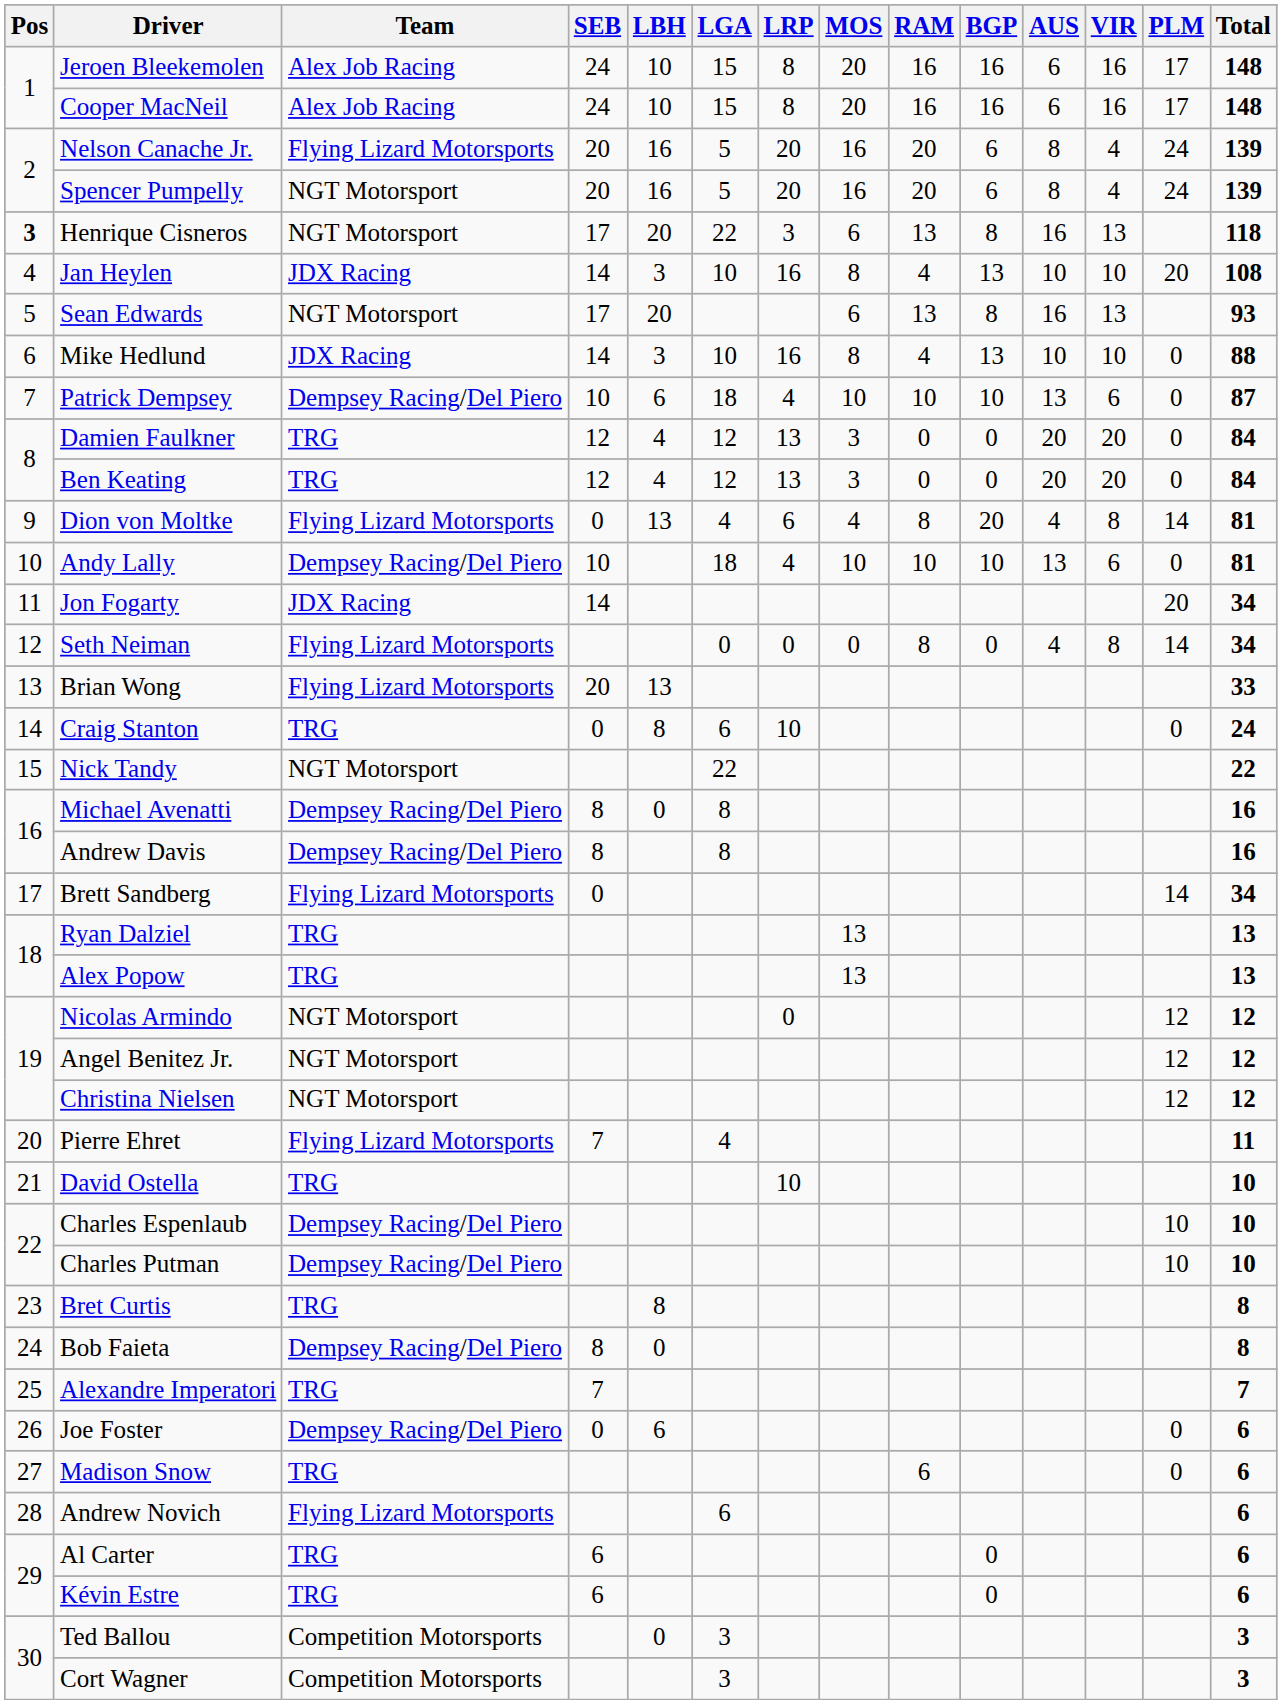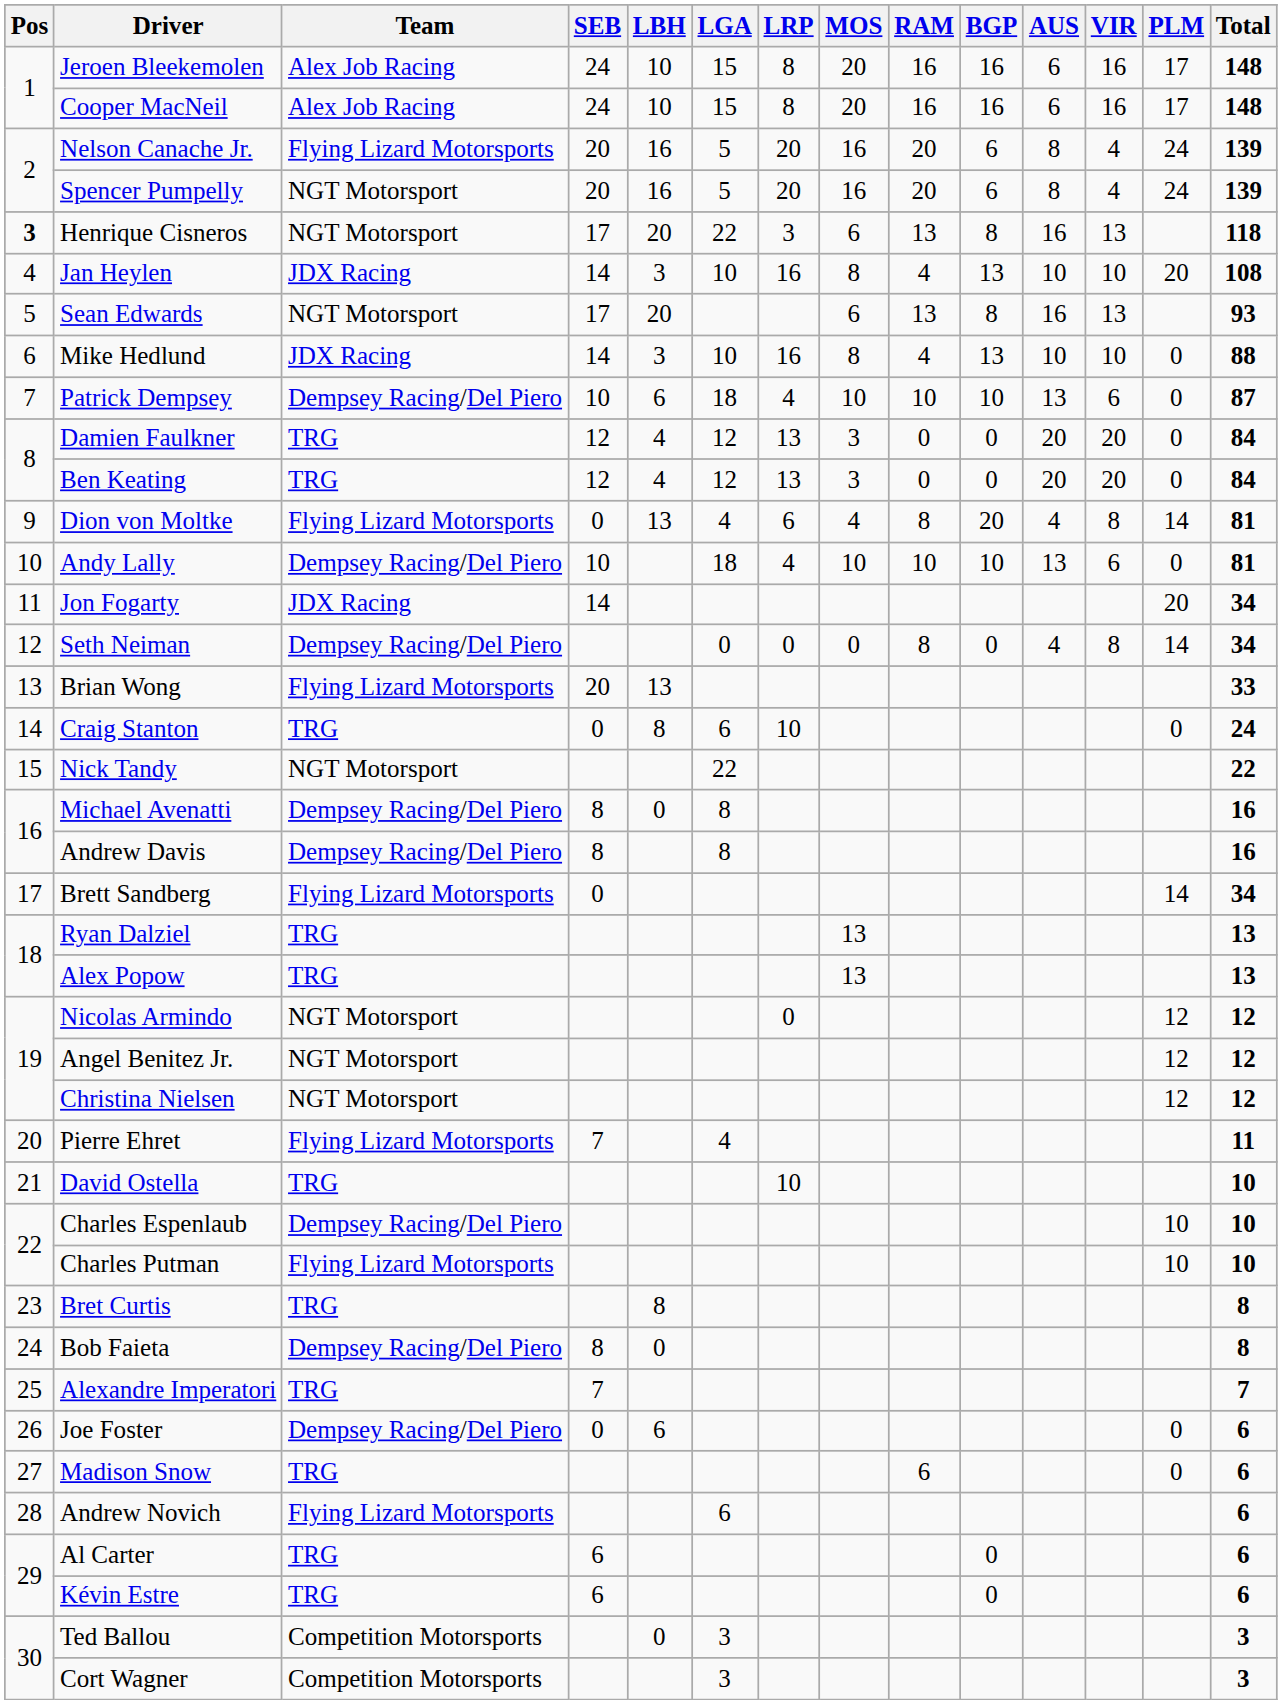(421, 645) Flying Lizard Motorsports -> (425, 645) Dempsey Racing/Del Piero
(425, 1265) Dempsey Racing/Del Piero -> (421, 1265) Flying Lizard Motorsports
